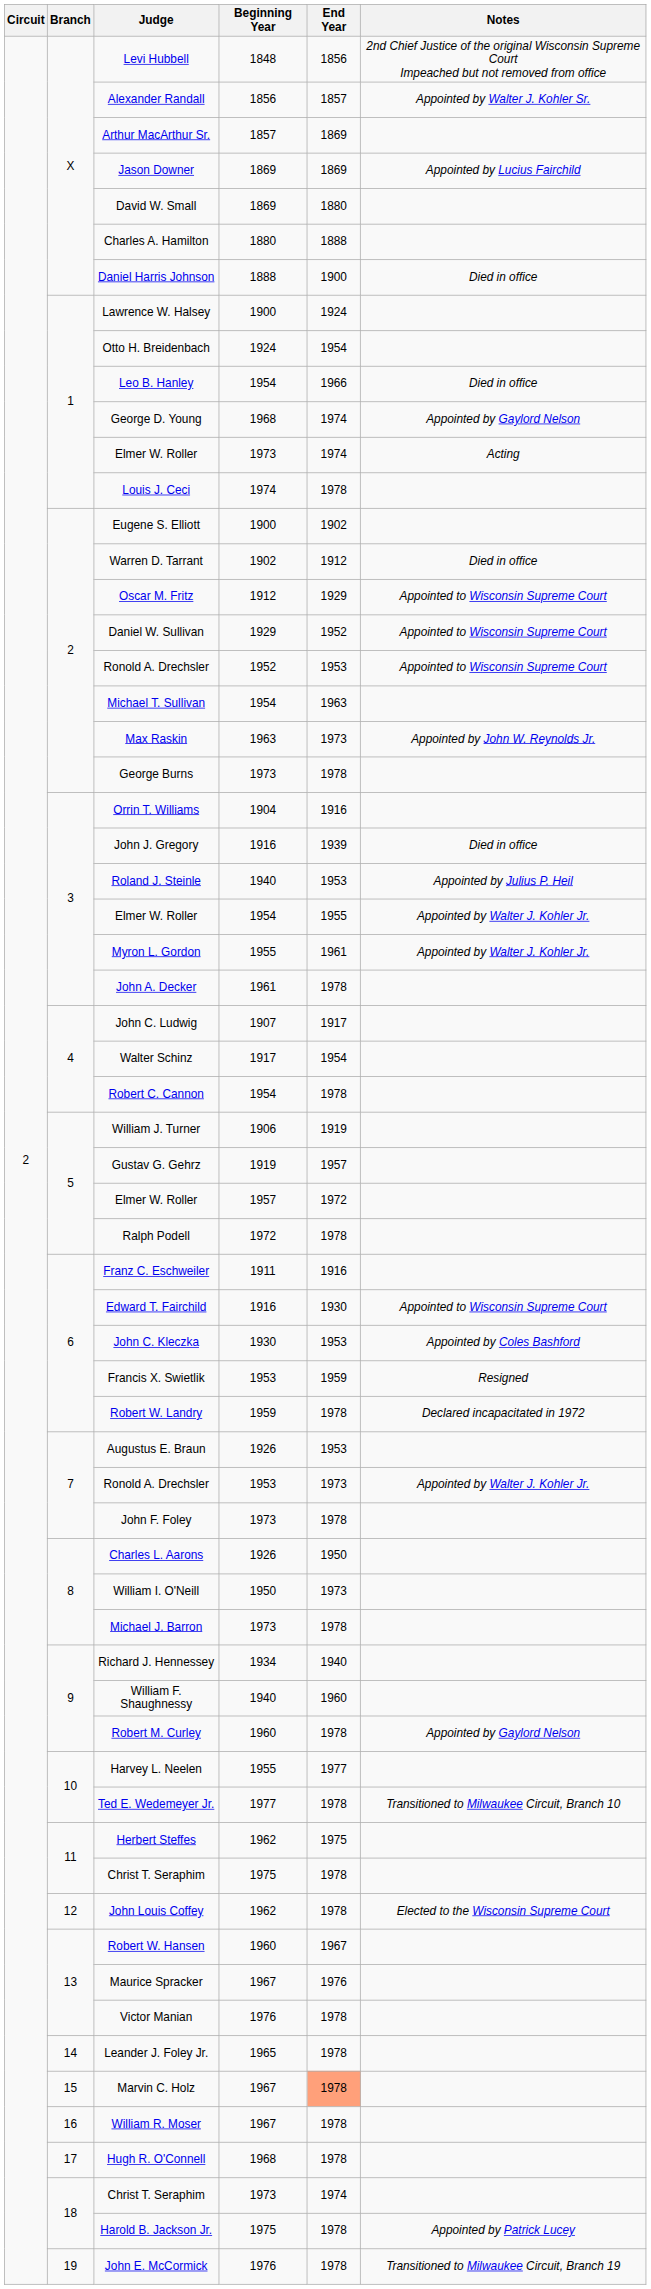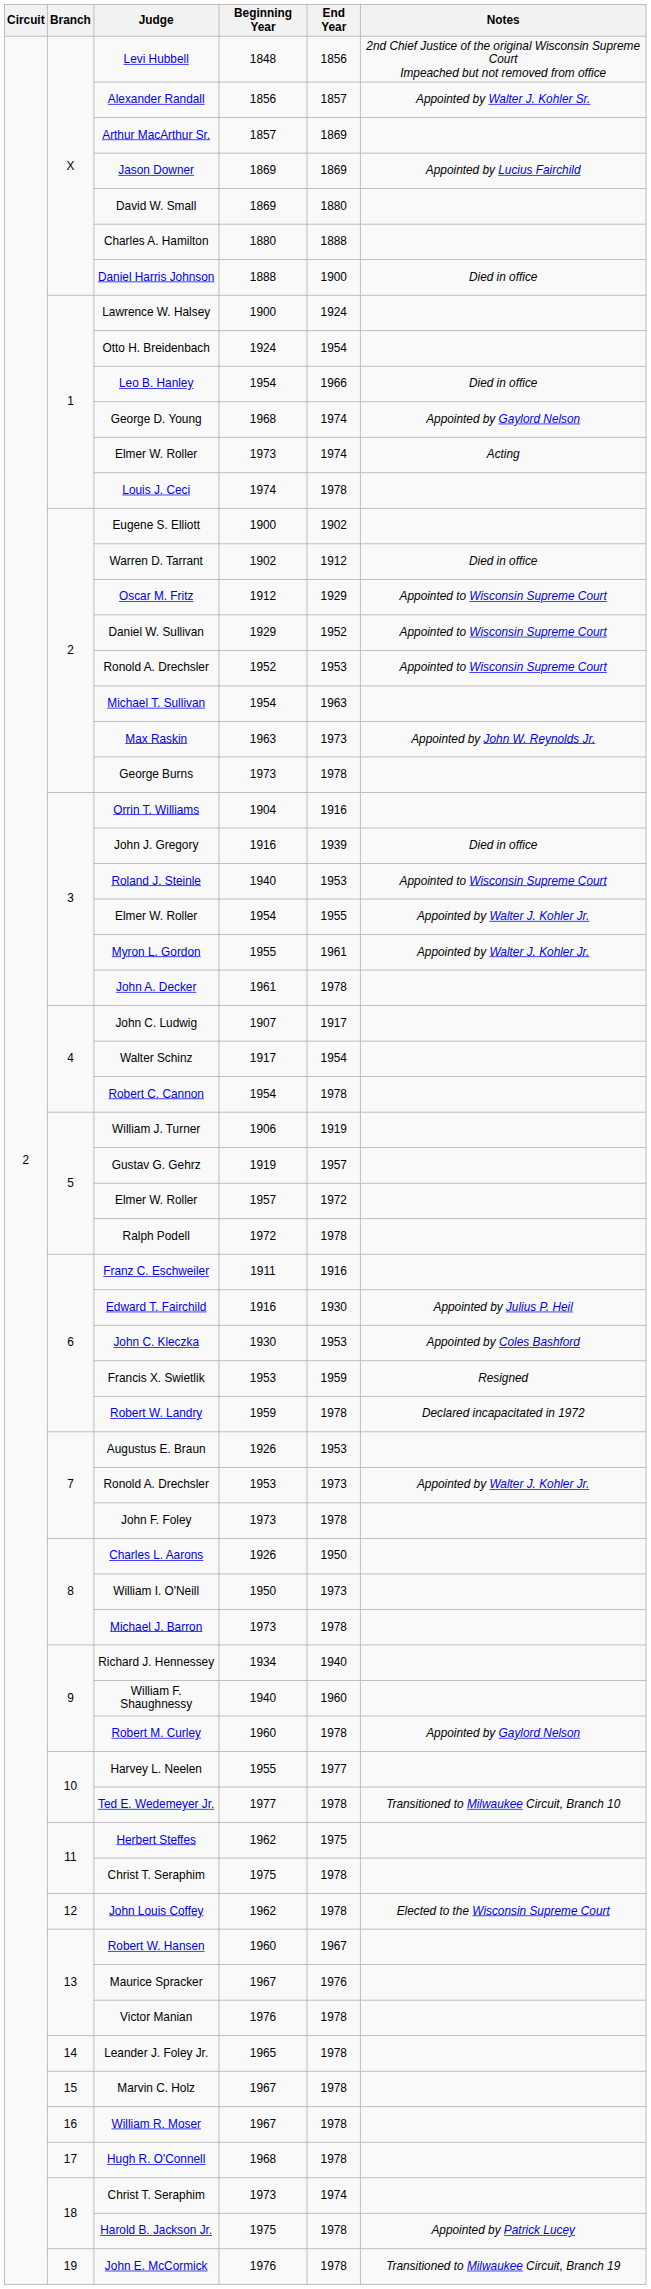(503, 881) Appointed by Julius P. Heil -> (503, 881) Appointed to Wisconsin Supreme Court
(503, 1307) Appointed to Wisconsin Supreme Court -> (503, 1307) Appointed by Julius P. Heil
(334, 2088) lightsalmon background -> (334, 2088) no background
